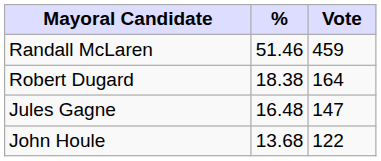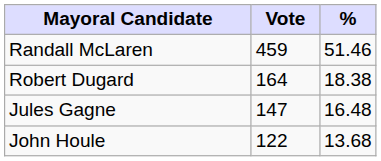columns swapped: (342, 19) <-> (280, 19)
